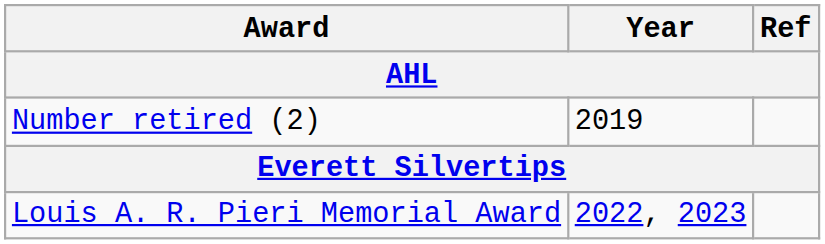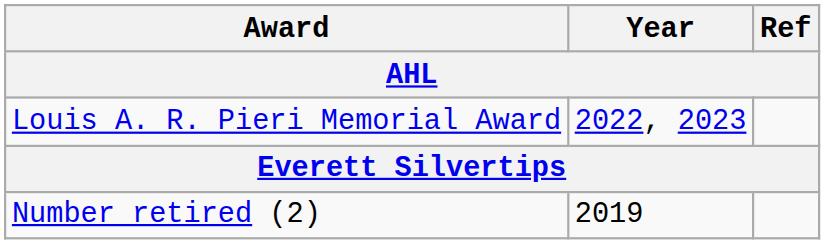rows swapped: (287, 215) <-> (166, 122)
